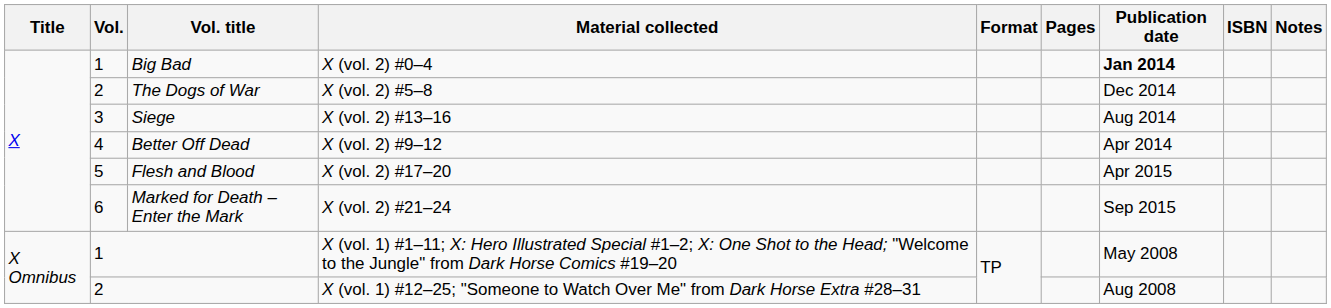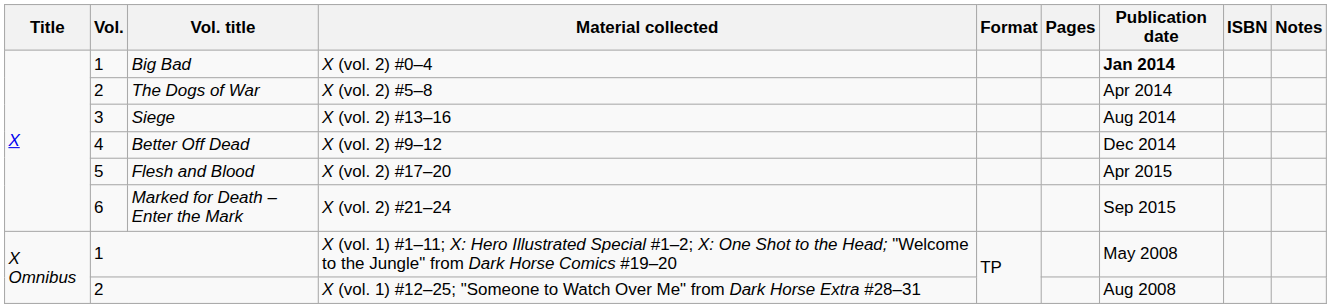(1140, 90) Dec 2014 -> (1138, 90) Apr 2014
(1138, 144) Apr 2014 -> (1140, 144) Dec 2014
